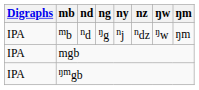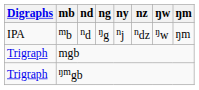(16, 53) IPA -> (27, 53) Trigraph
(16, 74) IPA -> (27, 74) Trigraph
